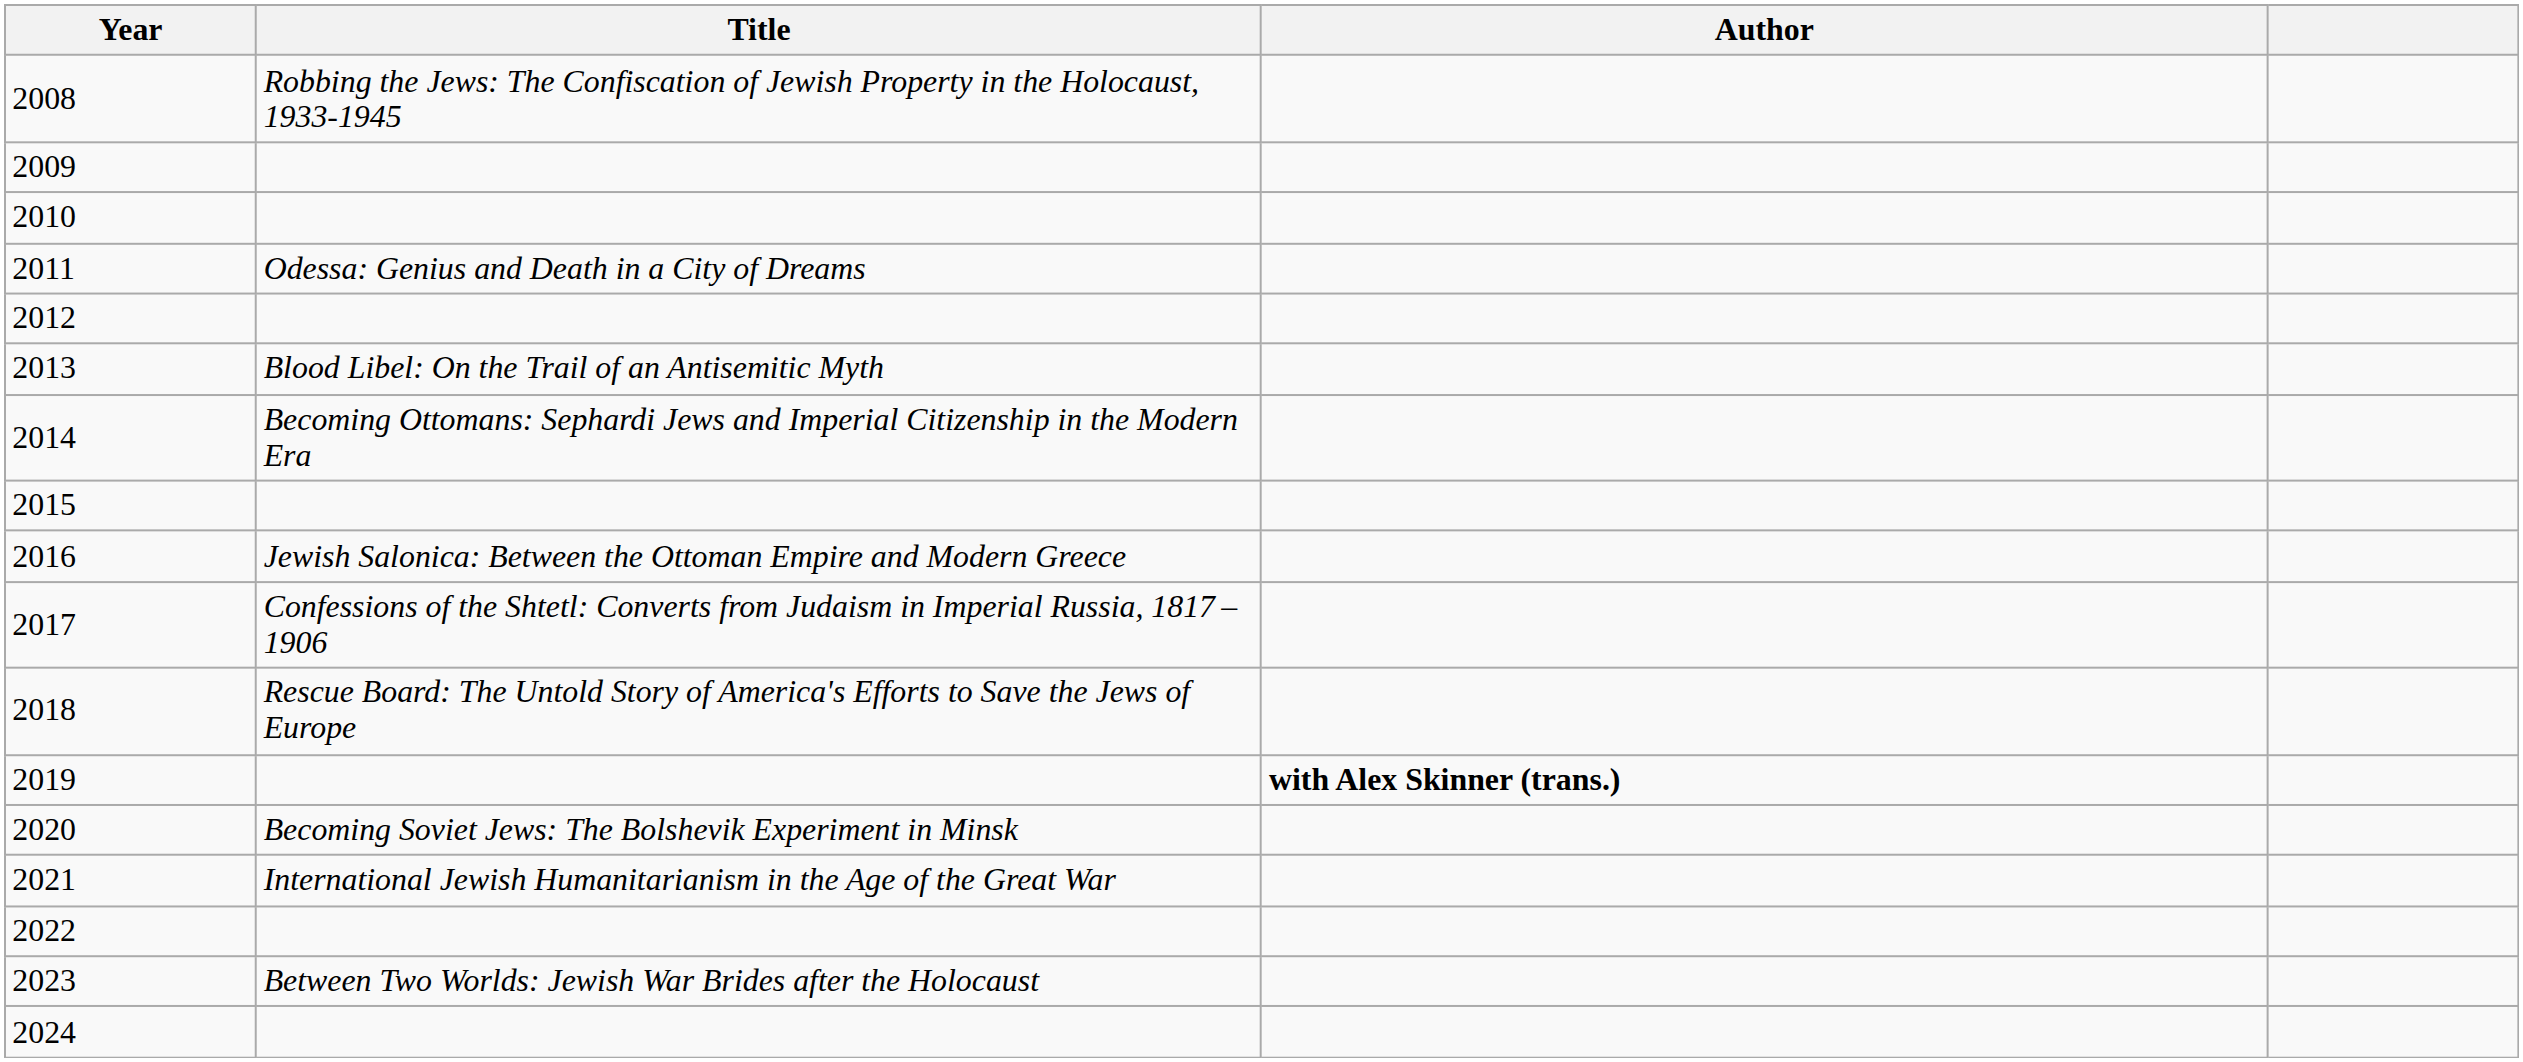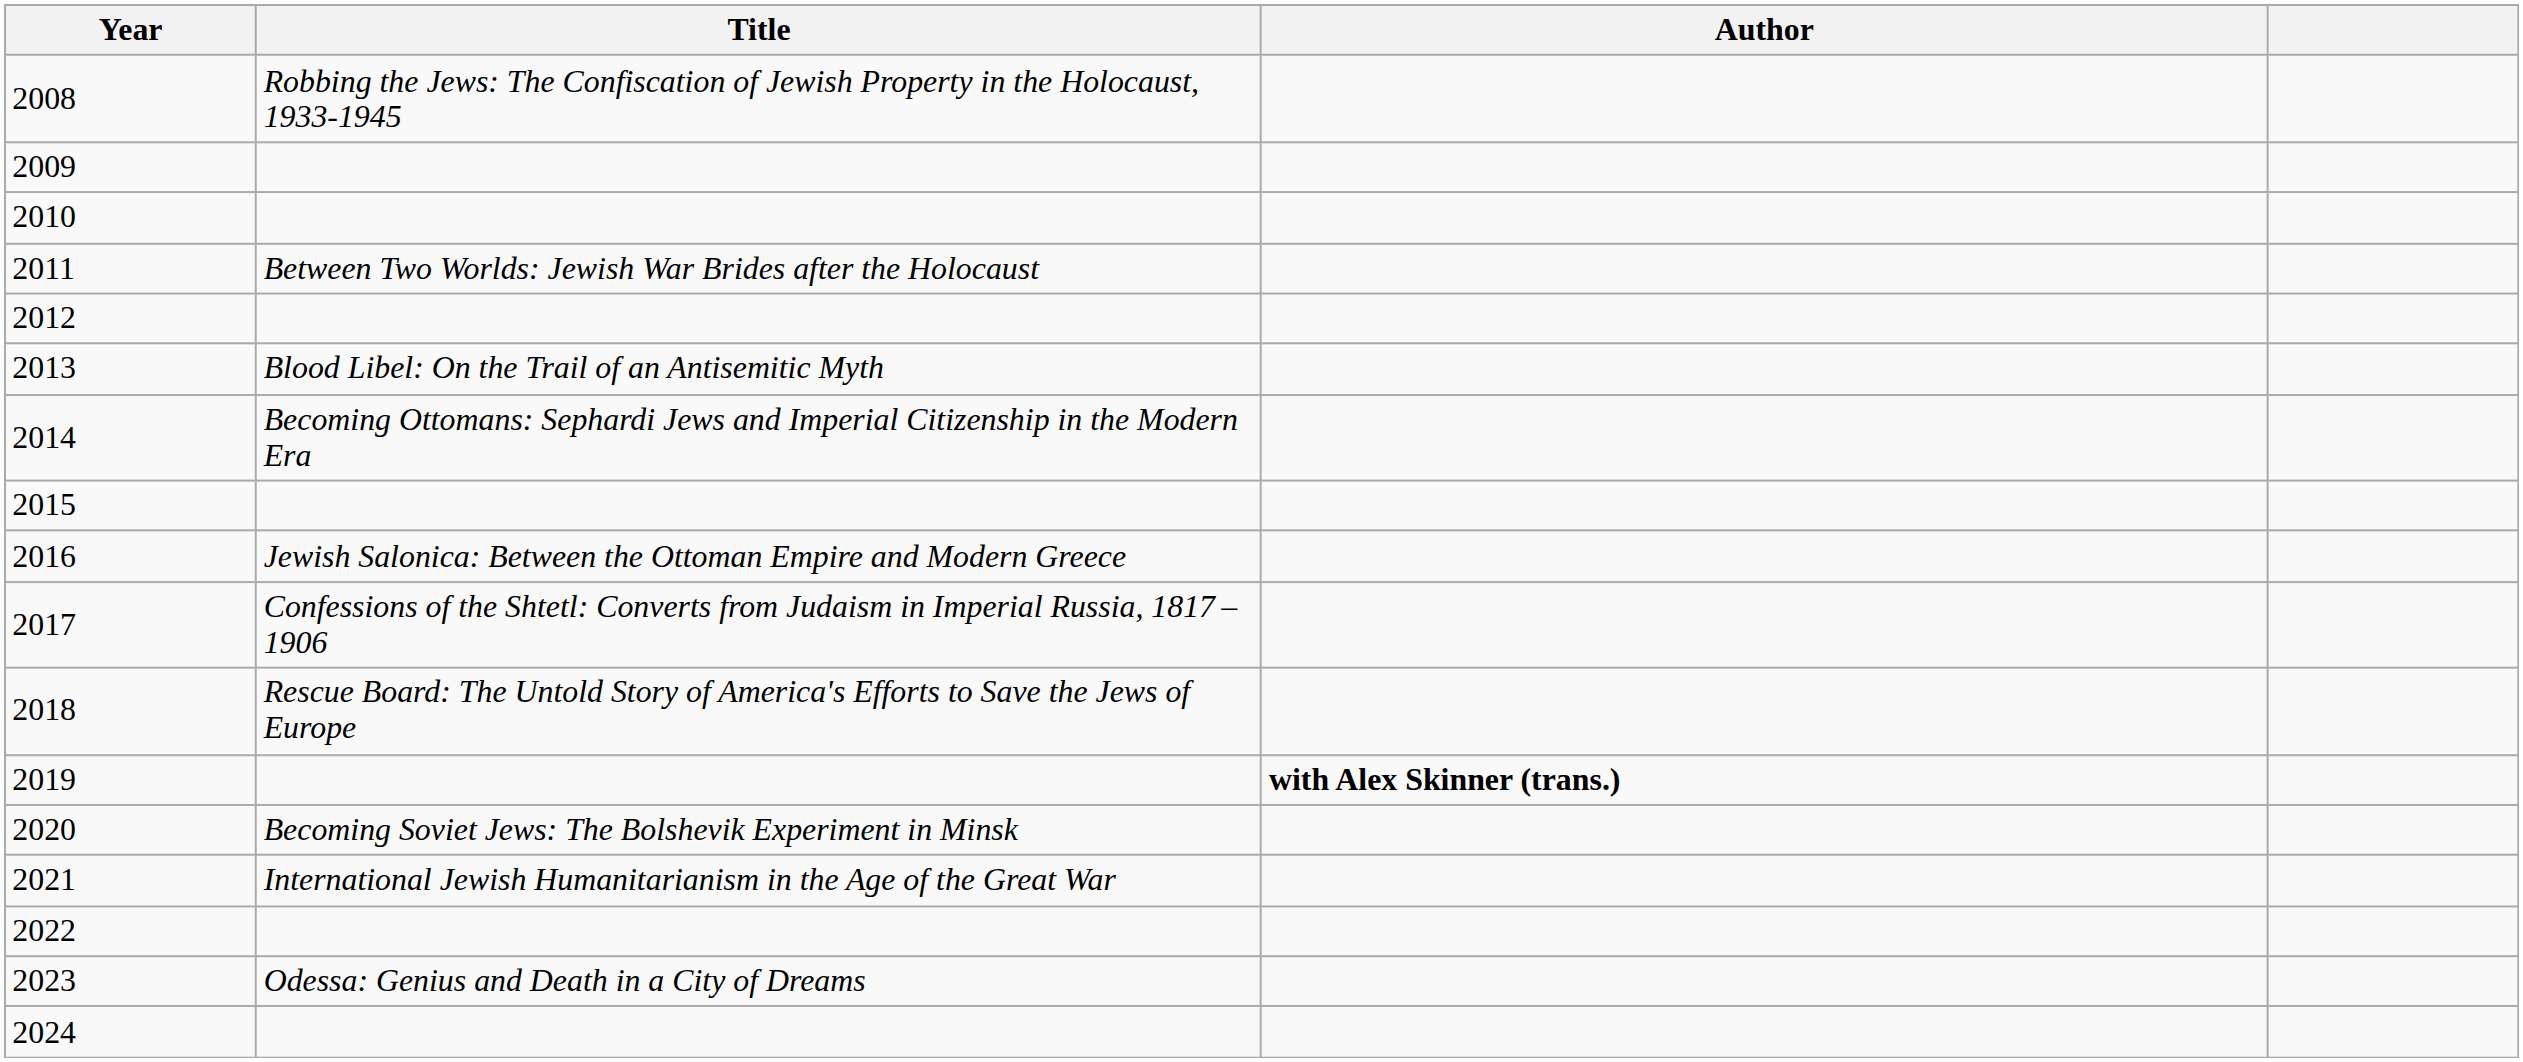(565, 267) Odessa: Genius and Death in a City of Dreams -> (651, 267) Between Two Worlds: Jewish War Brides after the Holocaust
(651, 980) Between Two Worlds: Jewish War Brides after the Holocaust -> (565, 980) Odessa: Genius and Death in a City of Dreams
